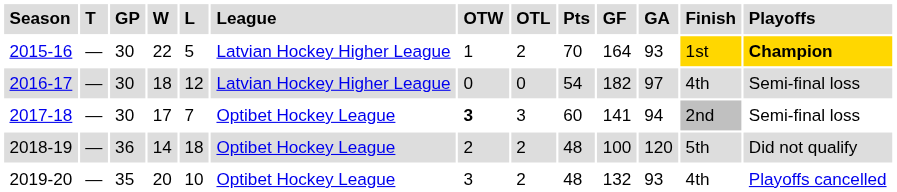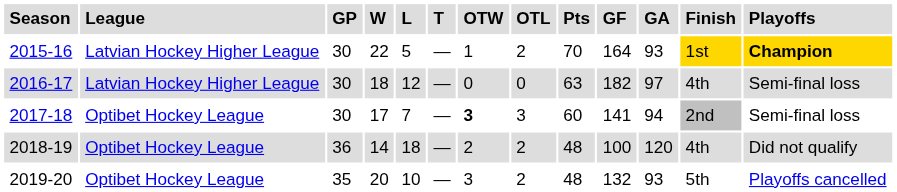columns swapped: (246, 19) <-> (90, 19)
(573, 83) 54 -> (573, 83) 63
(698, 147) 5th -> (698, 147) 4th
(698, 179) 4th -> (698, 179) 5th
